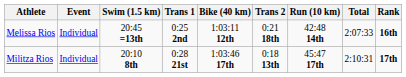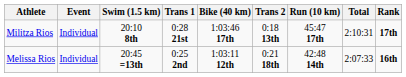rows swapped: (31, 33) <-> (30, 60)
